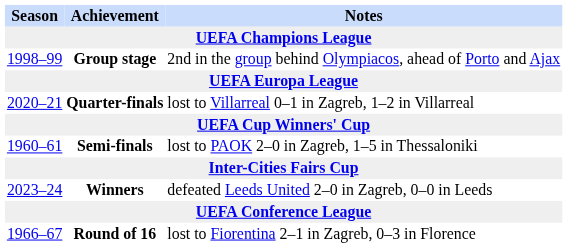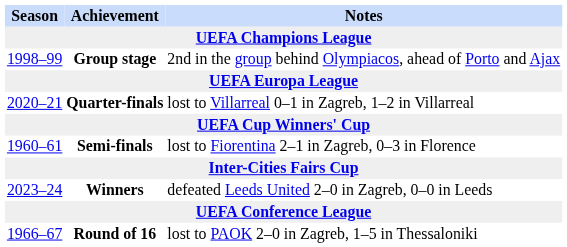(322, 146) lost to PAOK 2–0 in Zagreb, 1–5 in Thessaloniki -> (322, 146) lost to Fiorentina 2–1 in Zagreb, 0–3 in Florence
(322, 233) lost to Fiorentina 2–1 in Zagreb, 0–3 in Florence -> (322, 233) lost to PAOK 2–0 in Zagreb, 1–5 in Thessaloniki
